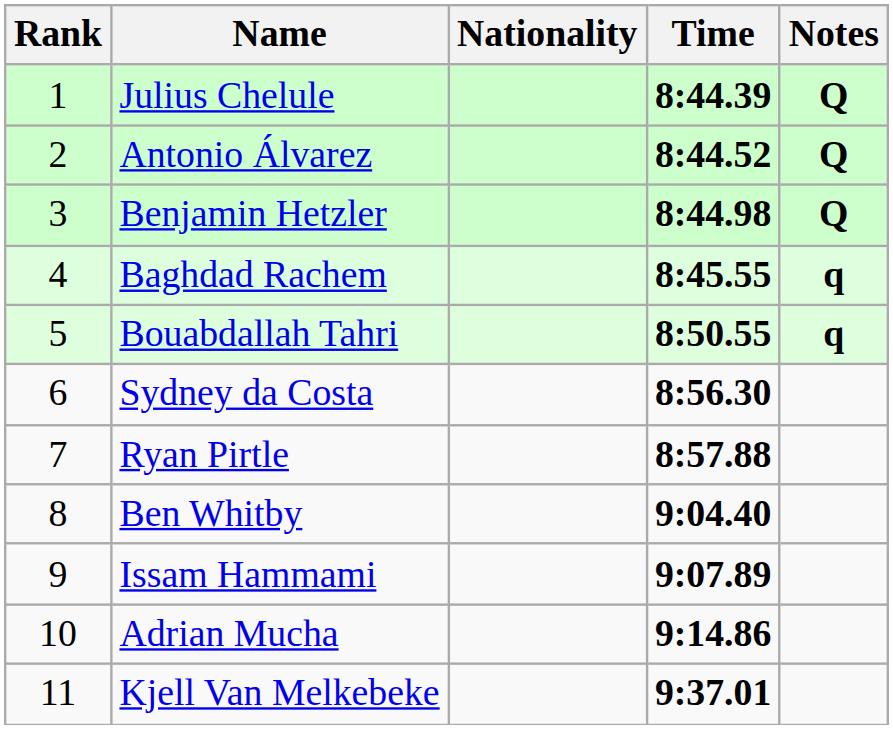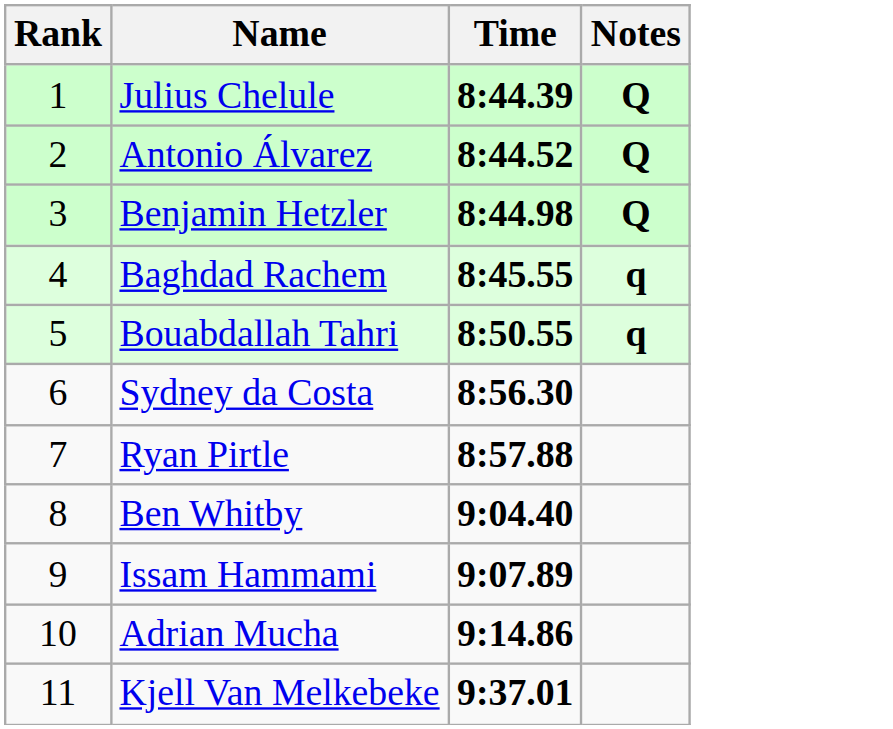- column: (547, 34)
